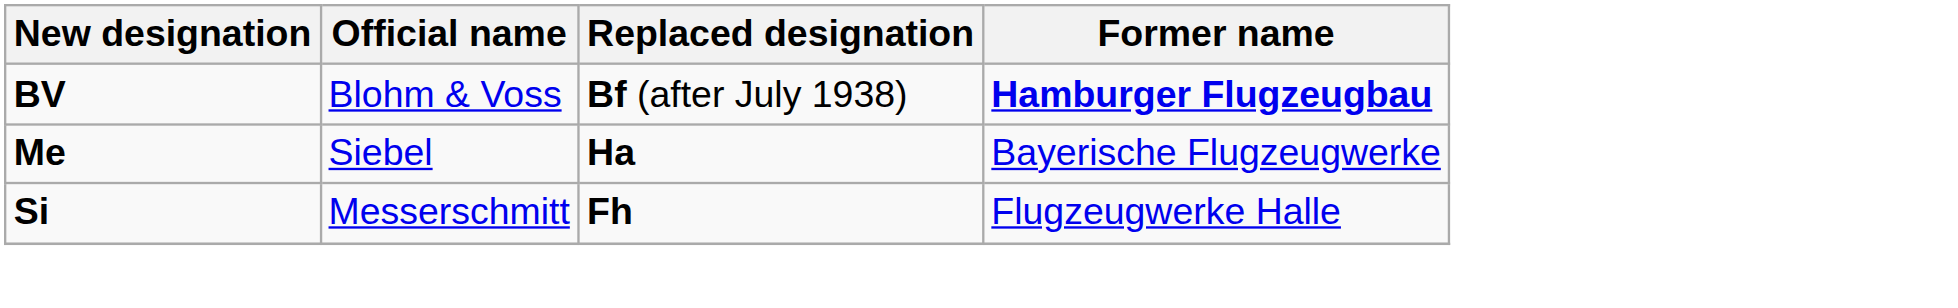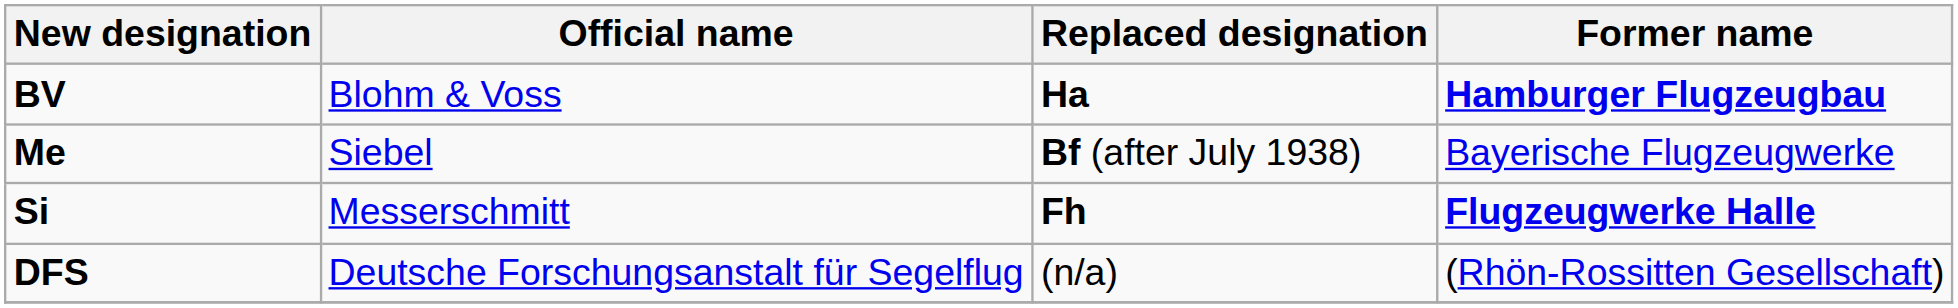(747, 93) Bf (after July 1938) -> (1065, 93) Ha
(611, 152) Ha -> (1201, 152) Bf (after July 1938)
(1166, 212) normal -> (1630, 212) bold
+ row: (51, 271)
